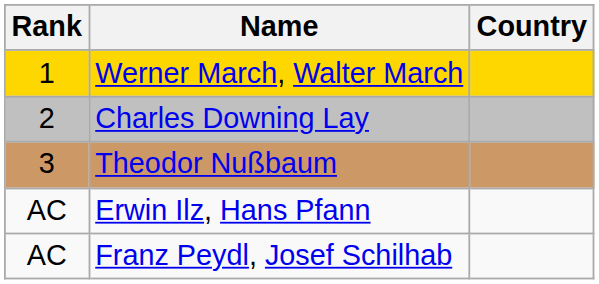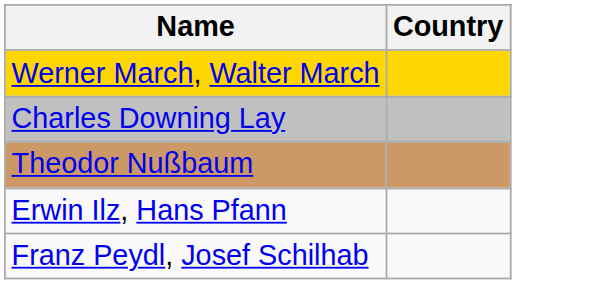- column: (47, 27)
